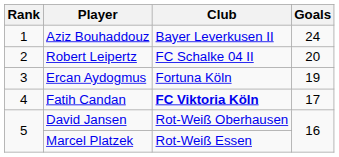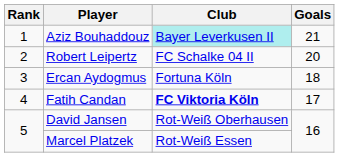(215, 36) no background -> (215, 36) paleturquoise background
(313, 36) 24 -> (313, 36) 21
(313, 78) 19 -> (313, 78) 18
